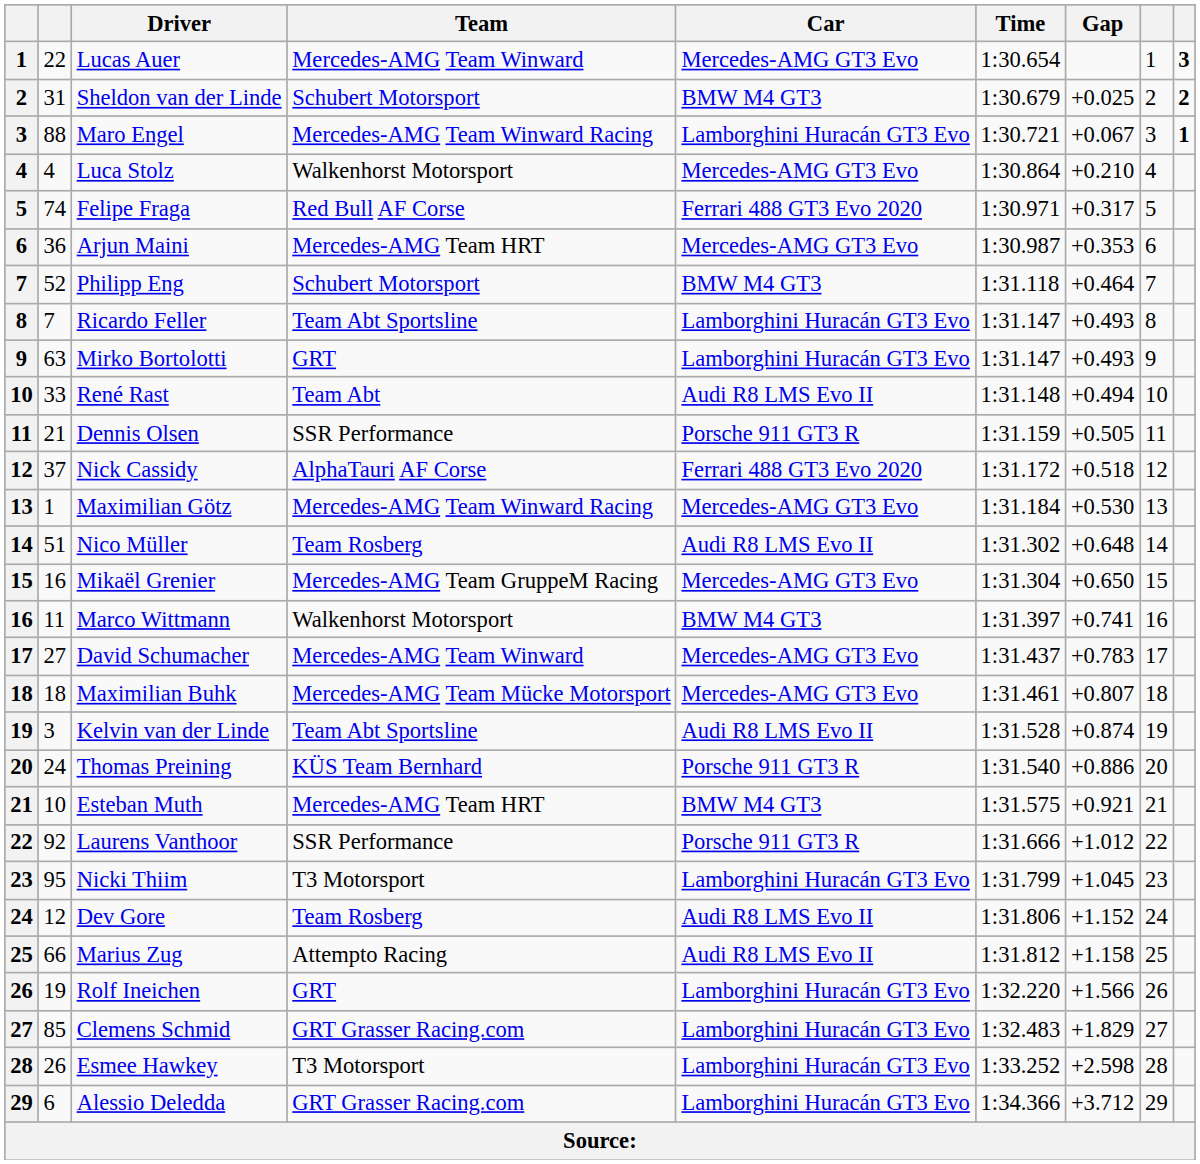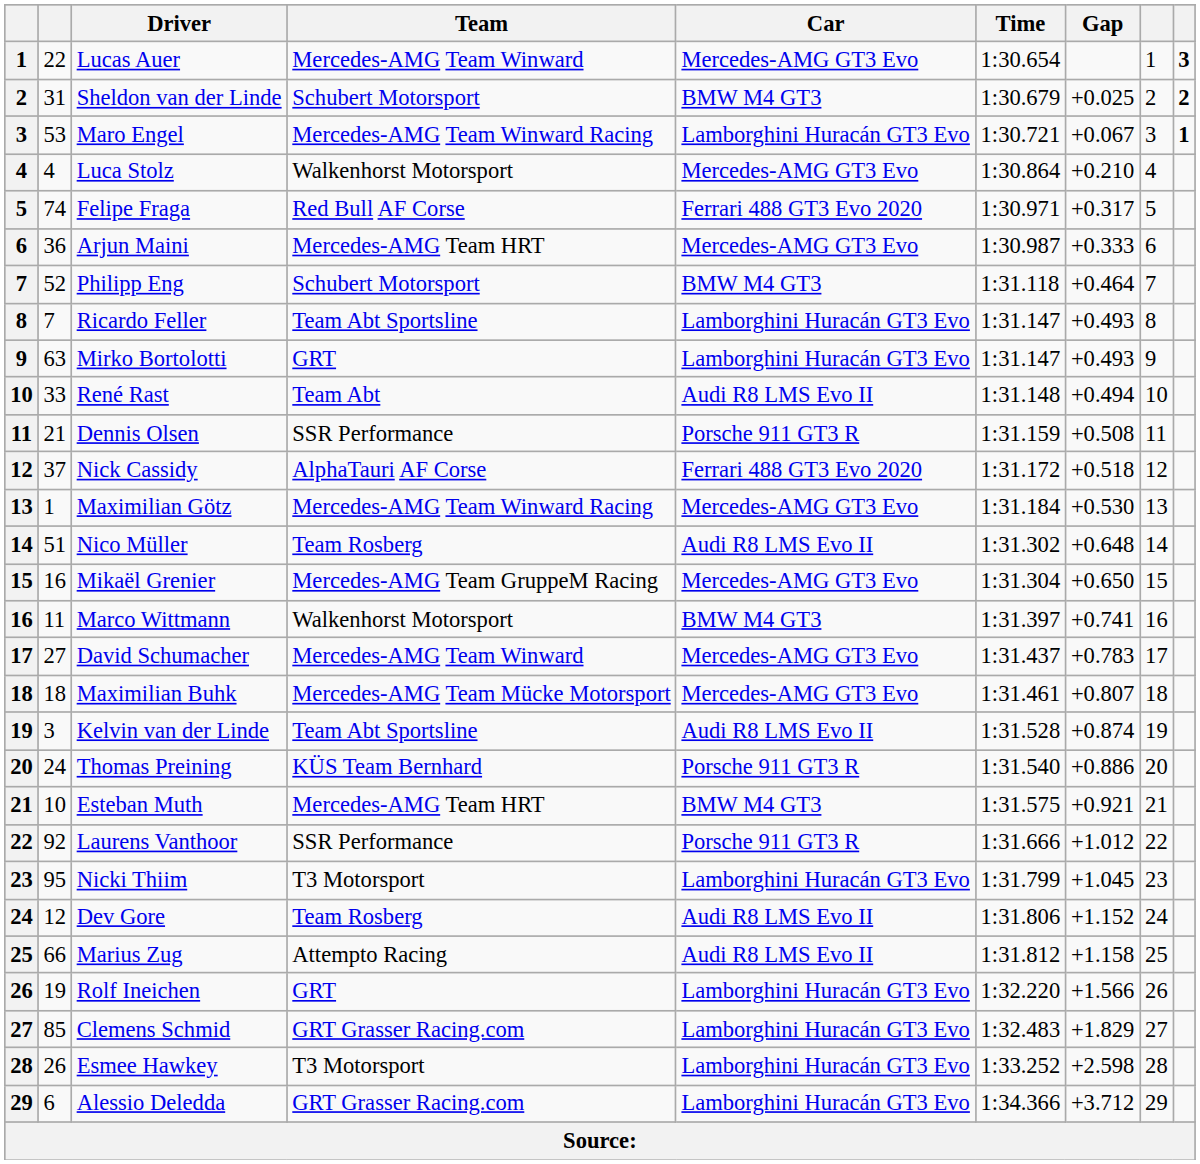(55, 134) 88 -> (55, 134) 53
(1103, 246) +0.353 -> (1103, 246) +0.333
(1103, 432) +0.505 -> (1103, 432) +0.508
